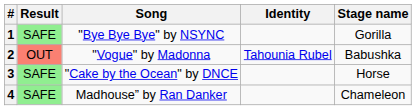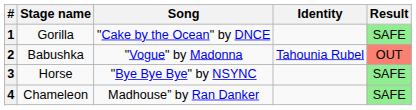columns swapped: (373, 14) <-> (39, 14)
(151, 34) "Bye Bye Bye" by NSYNC -> (184, 34) "Cake by the Ocean" by DNCE
(151, 74) "Cake by the Ocean" by DNCE -> (184, 74) "Bye Bye Bye" by NSYNC
